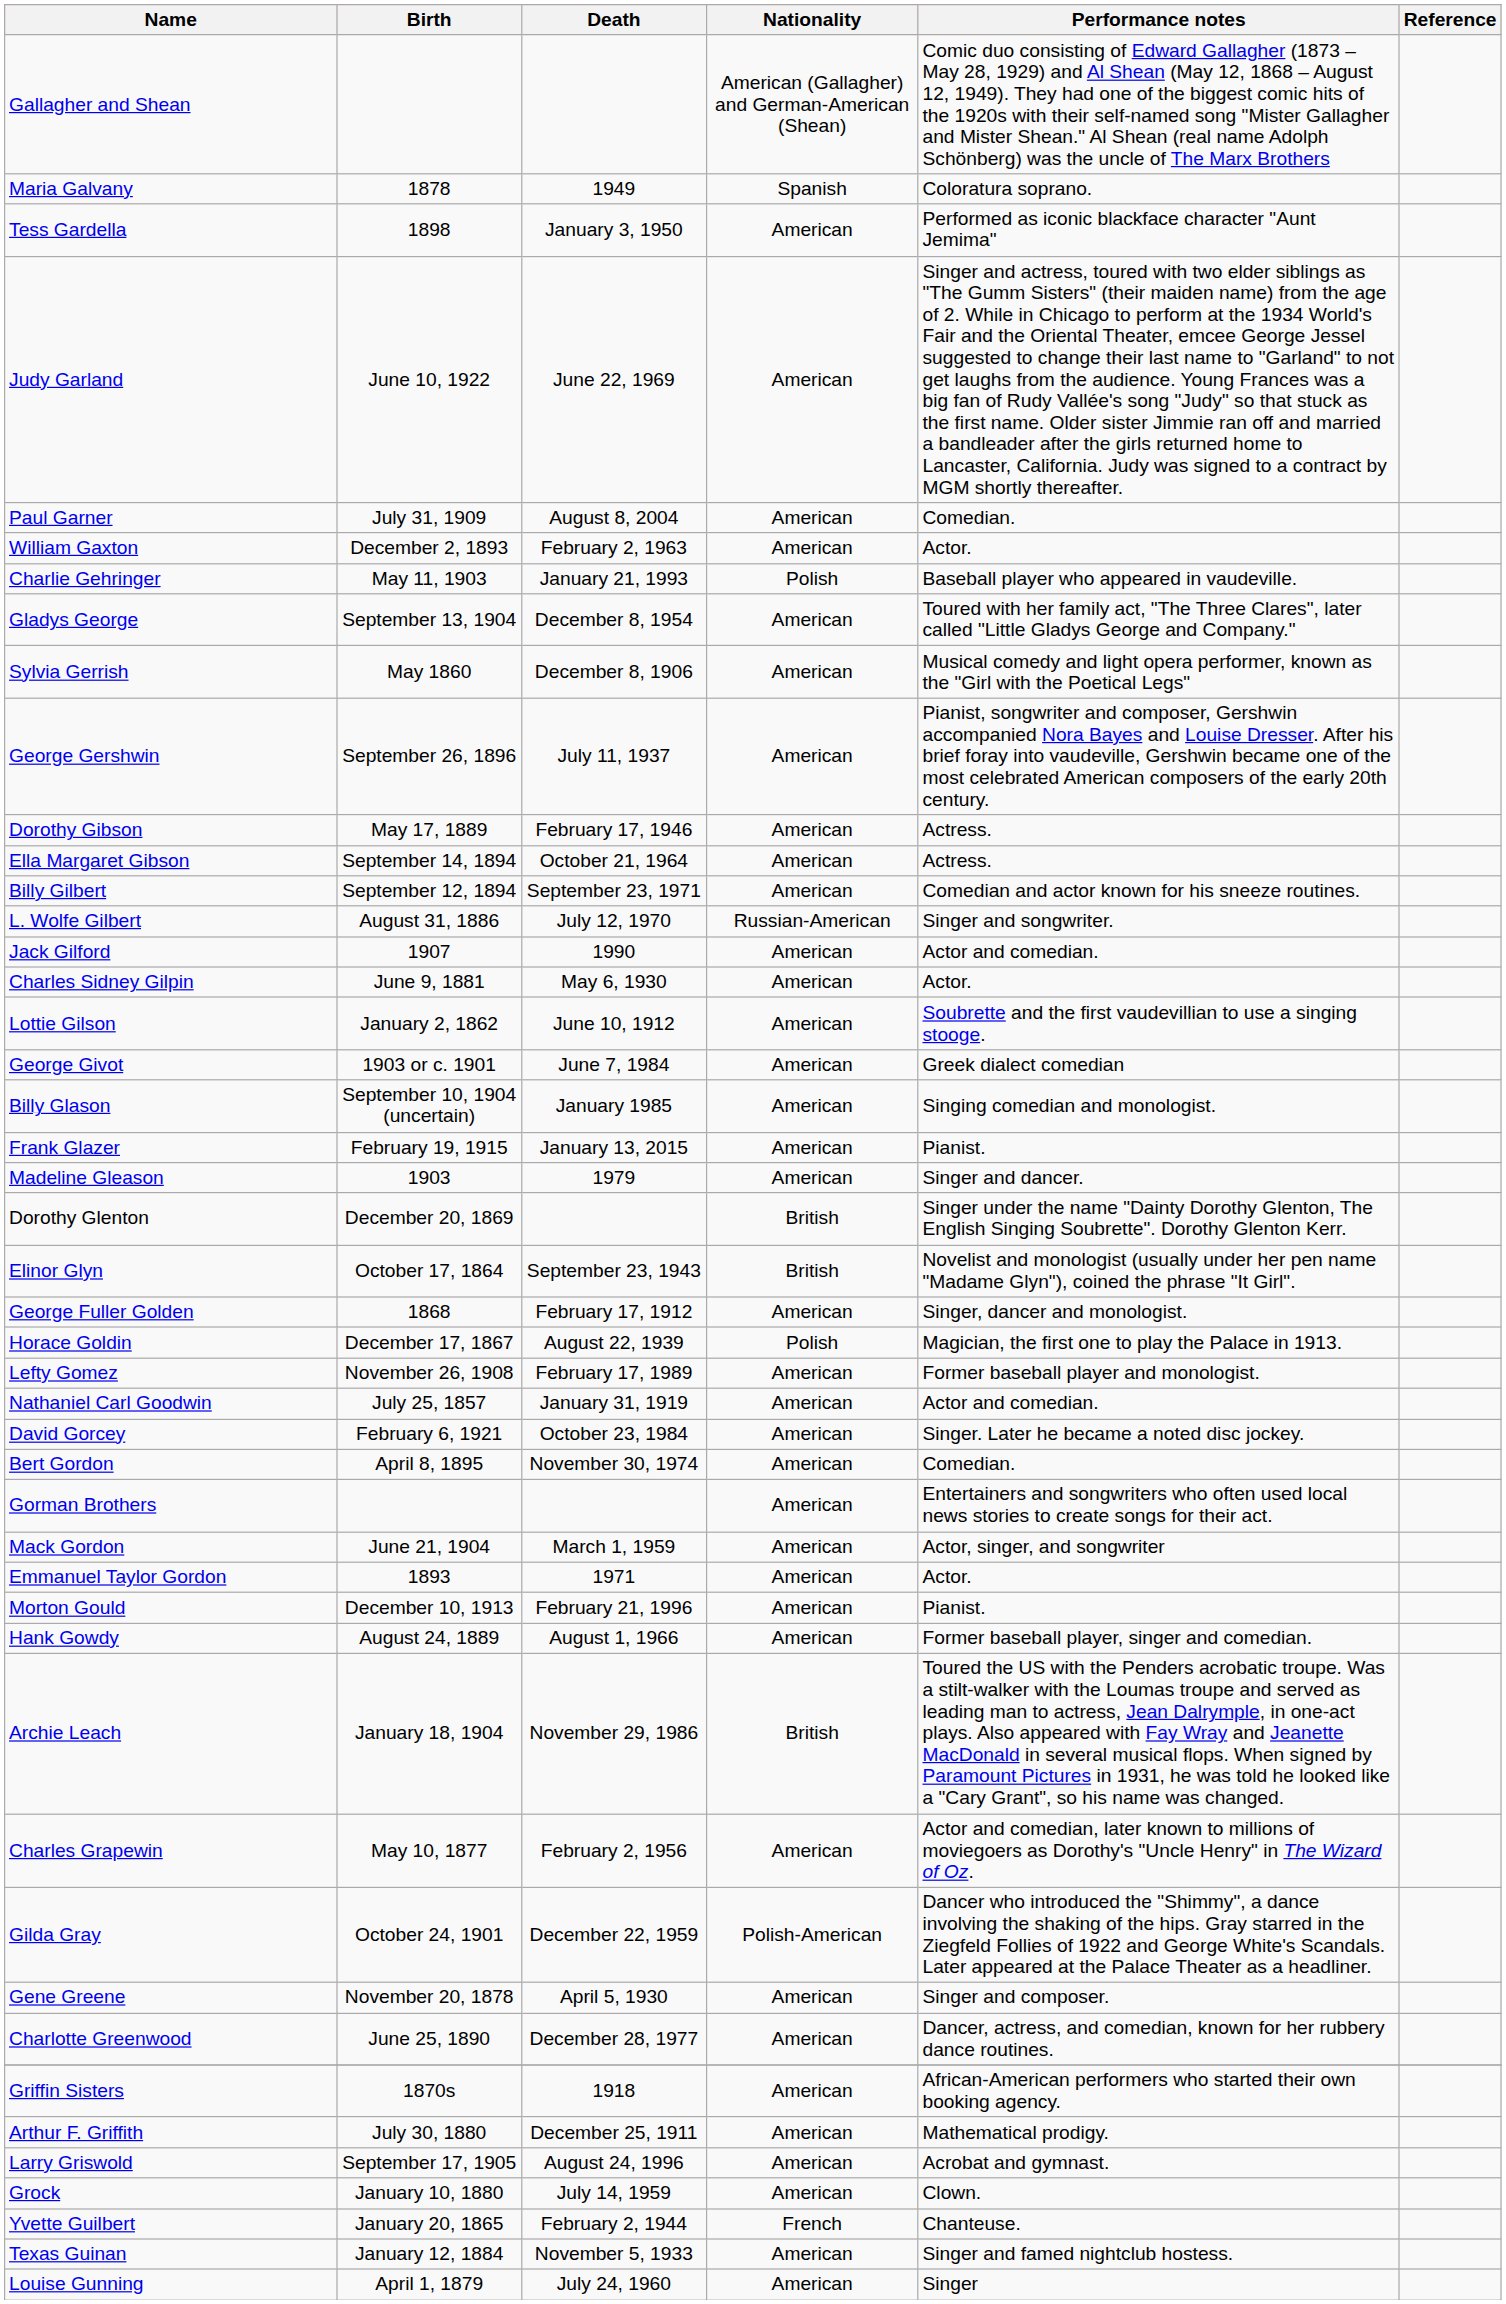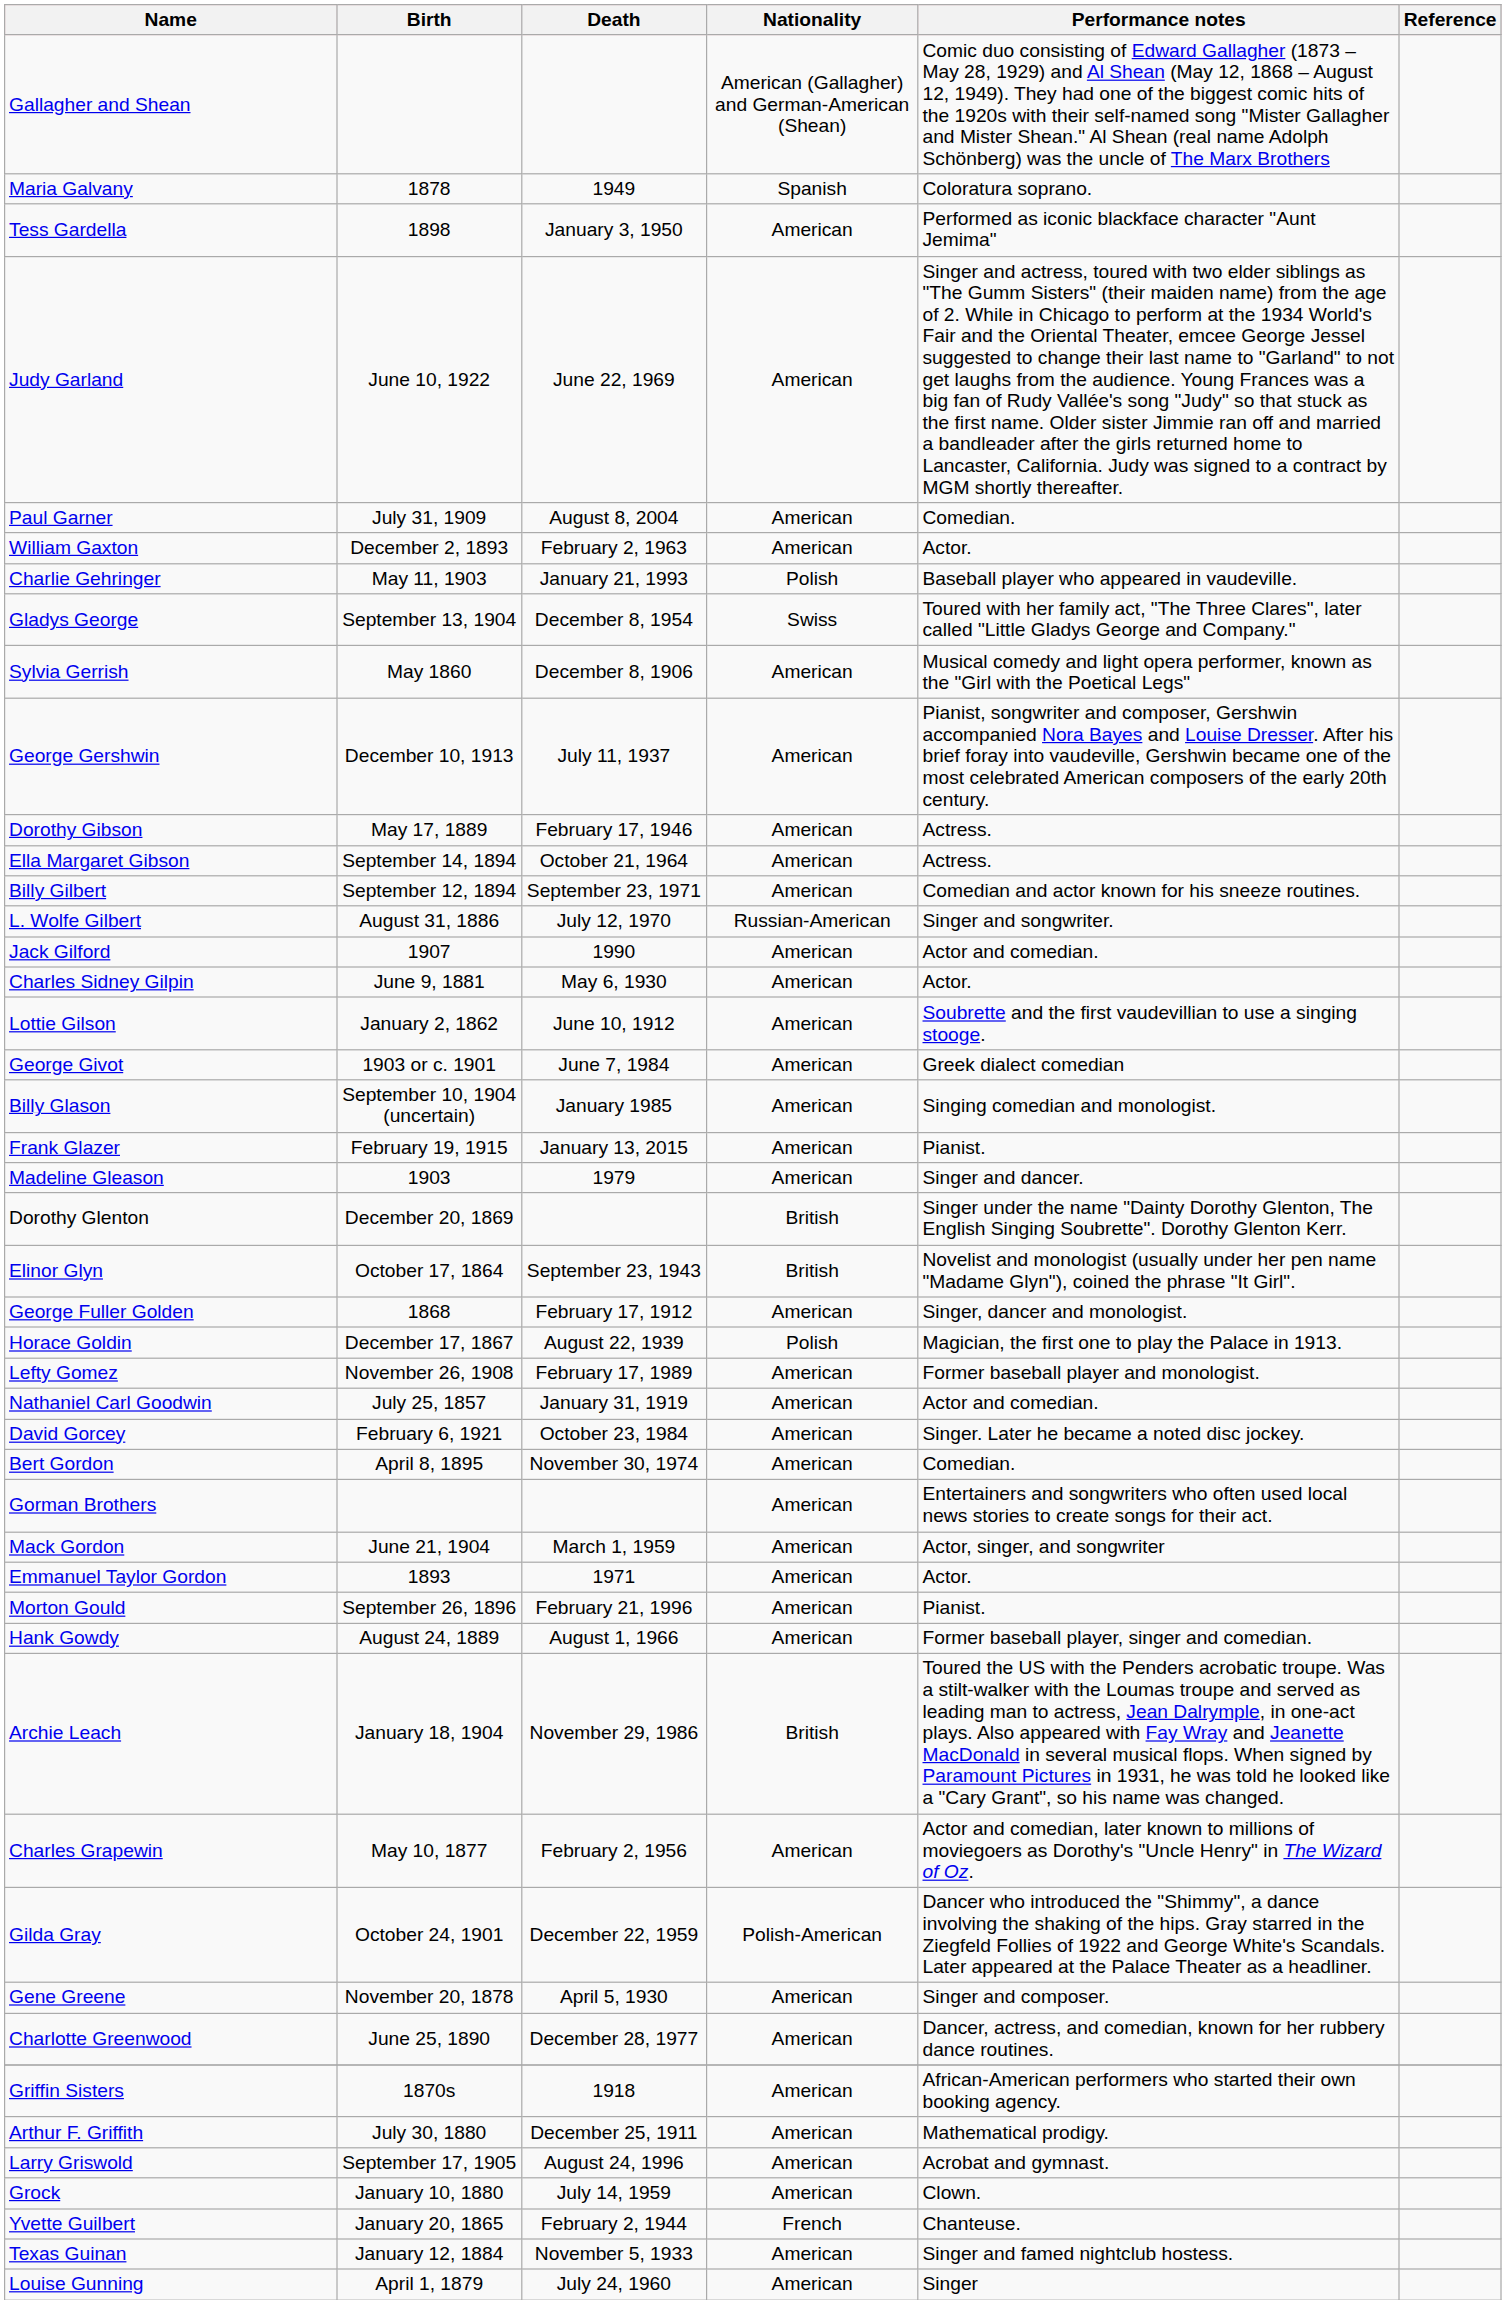(812, 619) American -> (812, 619) Swiss
(429, 756) September 26, 1896 -> (429, 756) December 10, 1913
(429, 1607) December 10, 1913 -> (429, 1607) September 26, 1896
